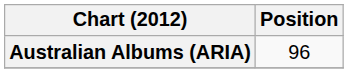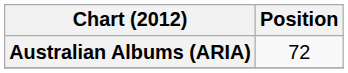(299, 51) 96 -> (299, 51) 72
